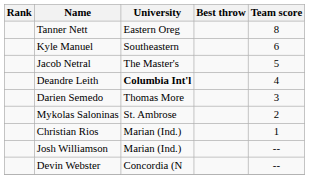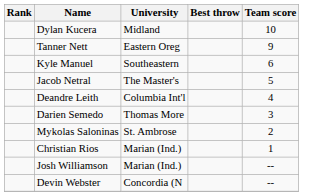+ row: (67, 30)
(276, 30) 8 -> (271, 47) 9
(157, 81) bold -> (154, 98) normal
